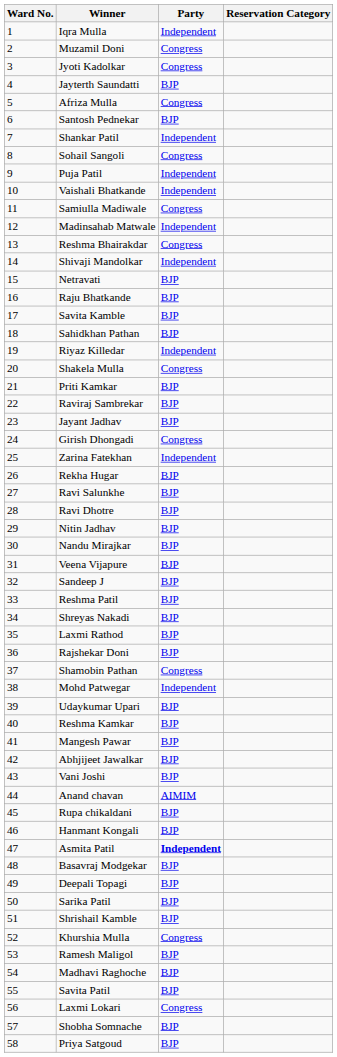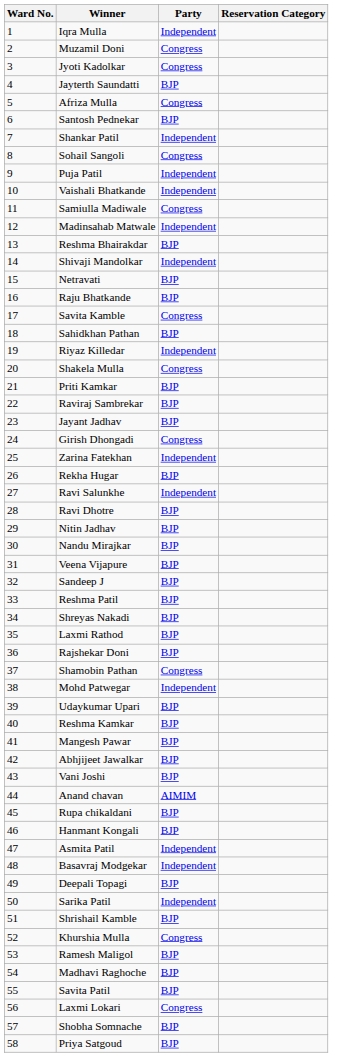(182, 244) Congress -> (170, 244) BJP
(170, 315) BJP -> (182, 315) Congress
(170, 492) BJP -> (188, 492) Independent
(191, 848) bold -> (188, 848) normal
(170, 865) BJP -> (188, 865) Independent
(170, 901) BJP -> (188, 901) Independent
